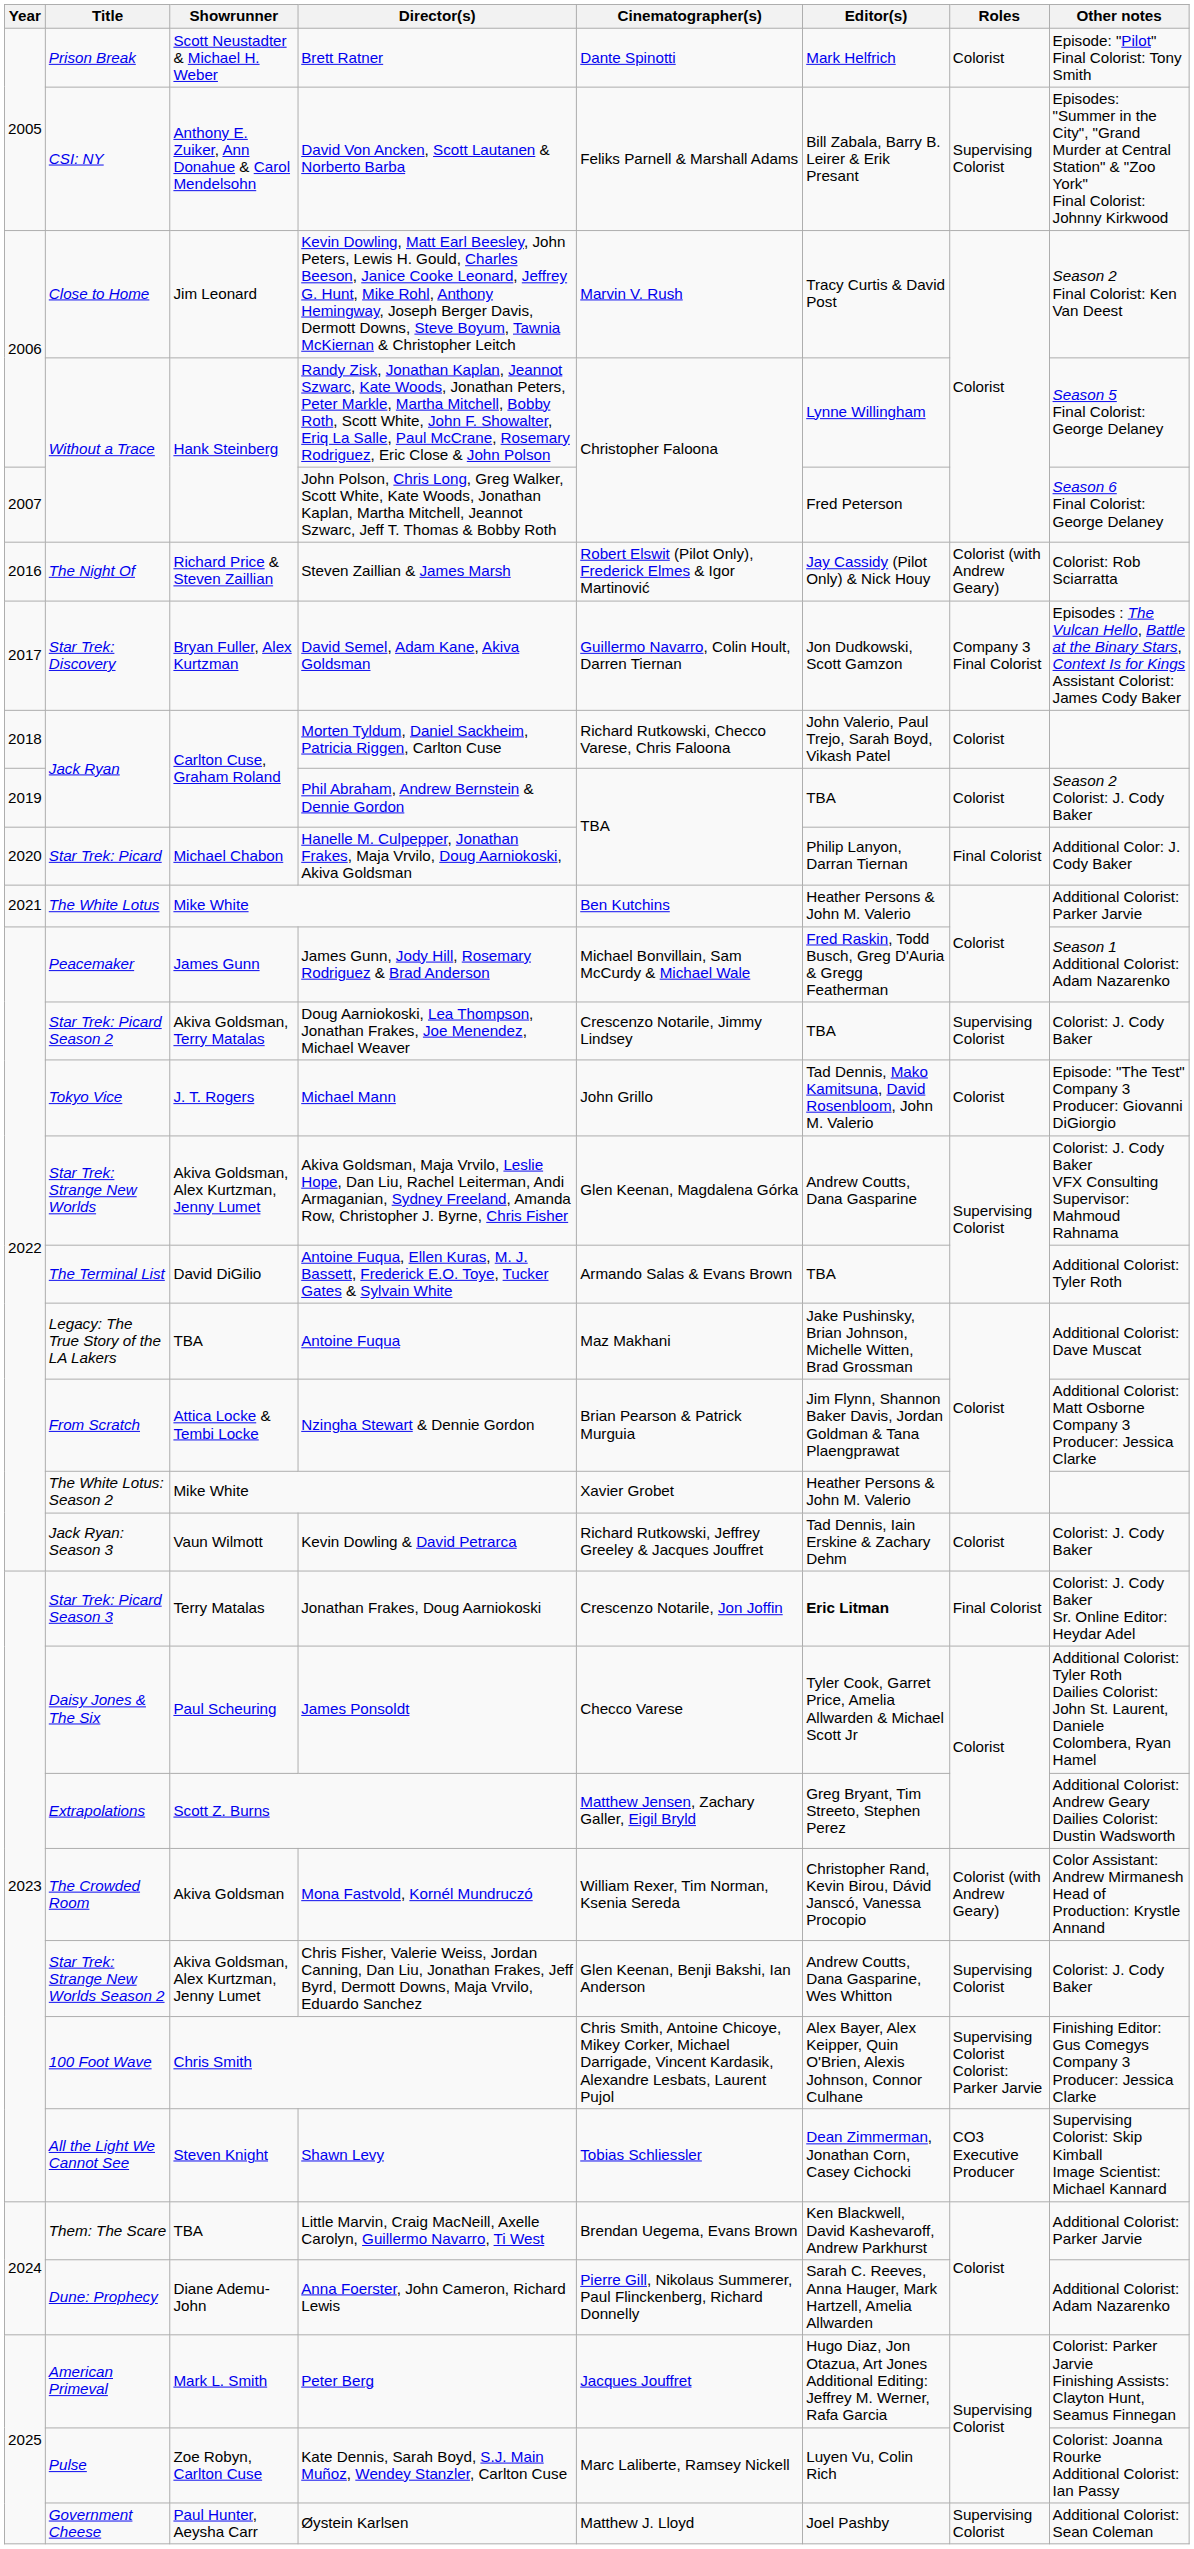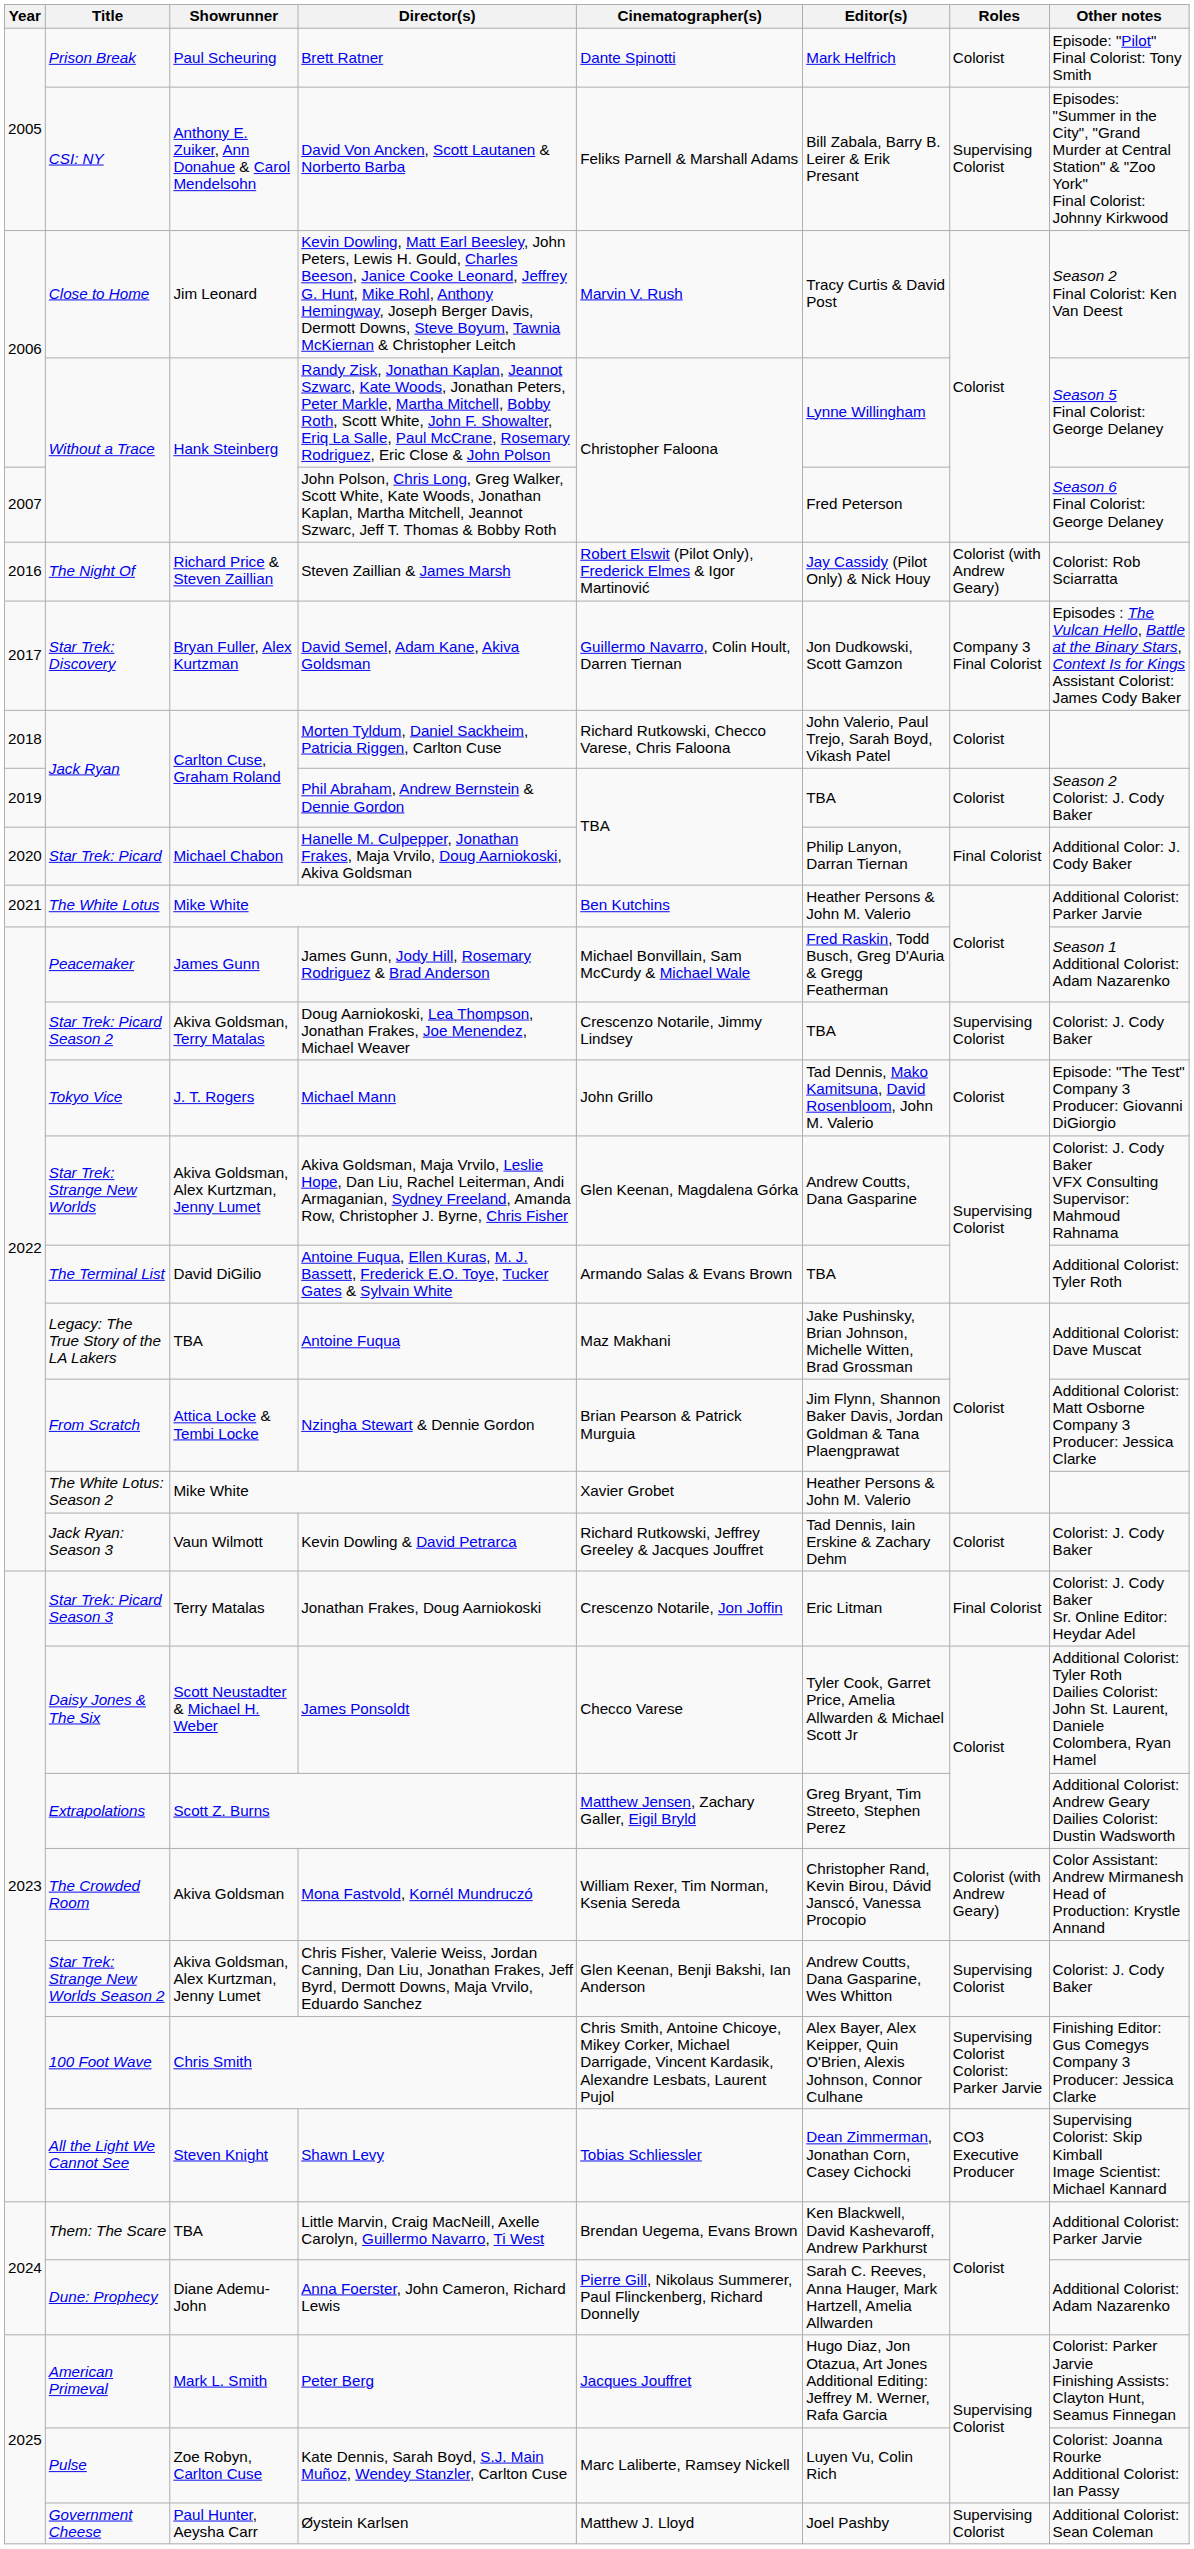(230, 57) Scott Neustadter & Michael H. Weber -> (225, 57) Paul Scheuring
(848, 1608) bold -> (844, 1608) normal
(225, 1709) Paul Scheuring -> (230, 1709) Scott Neustadter & Michael H. Weber
